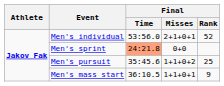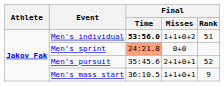(144, 36) normal -> (144, 36) bold
(180, 36) 2+1+0+1 -> (180, 36) 1+1+0+2
(208, 36) 52 -> (208, 36) 51
(180, 62) 1+1+0+2 -> (180, 62) 2+1+0+1
(208, 62) 25 -> (208, 62) 52
